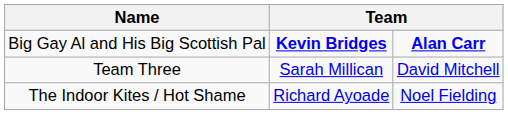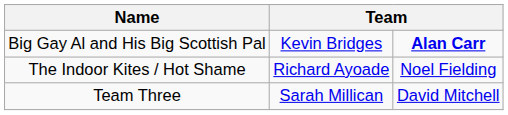(331, 43) bold -> (331, 43) normal
rows swapped: (137, 69) <-> (137, 95)
